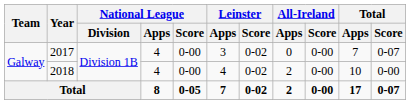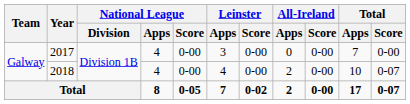(256, 52) 0-02 -> (256, 52) 0-00
(388, 52) 0-07 -> (388, 52) 0-00
(256, 71) 0-02 -> (256, 71) 0-00
(388, 71) 0-00 -> (388, 71) 0-07
